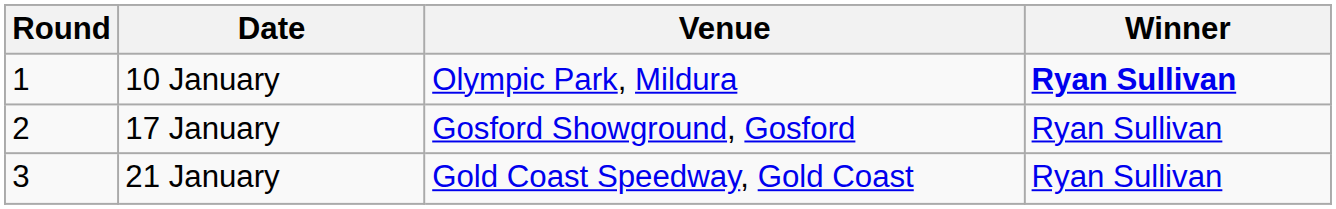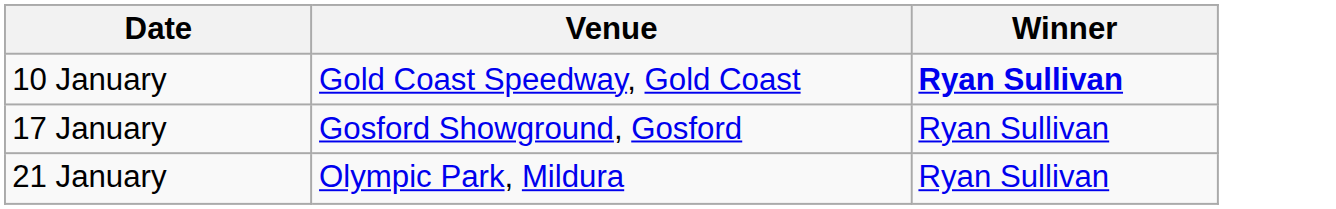- column: (62, 29)
(585, 78) Olympic Park, Mildura -> (560, 78) Gold Coast Speedway, Gold Coast
(673, 177) Gold Coast Speedway, Gold Coast -> (472, 177) Olympic Park, Mildura
